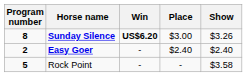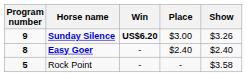(25, 36) 8 -> (25, 36) 9
(25, 51) 2 -> (25, 51) 8
